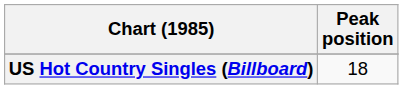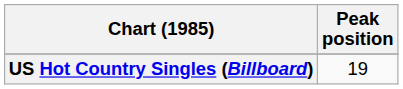(358, 68) 18 -> (358, 68) 19
